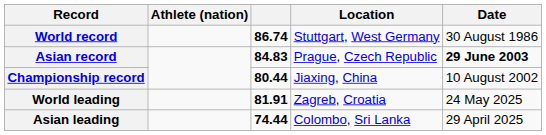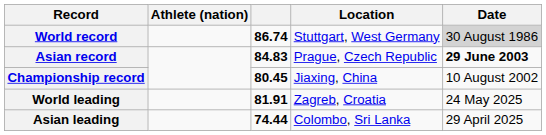(492, 36) no background -> (492, 36) lightgrey background
(271, 78) 80.44 -> (271, 78) 80.45
